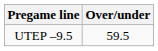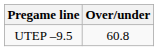(118, 35) 59.5 -> (118, 35) 60.8
